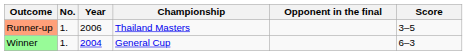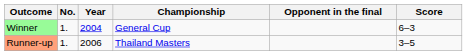rows swapped: (22, 43) <-> (30, 27)
